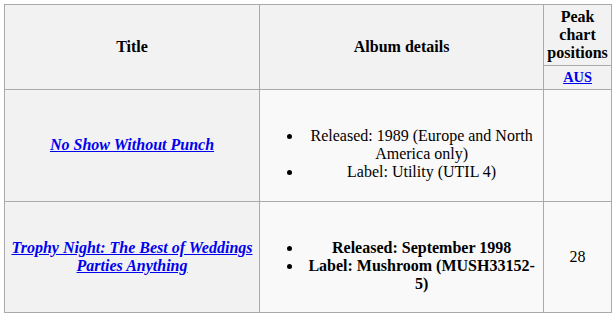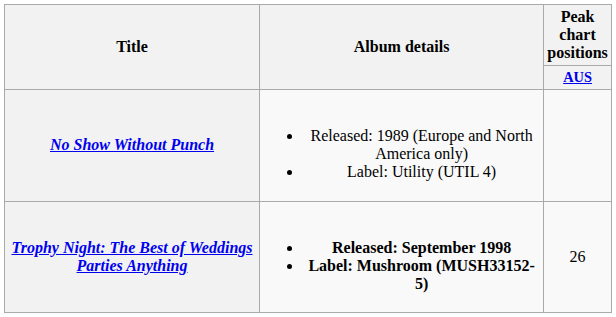(578, 256) 28 -> (578, 256) 26
